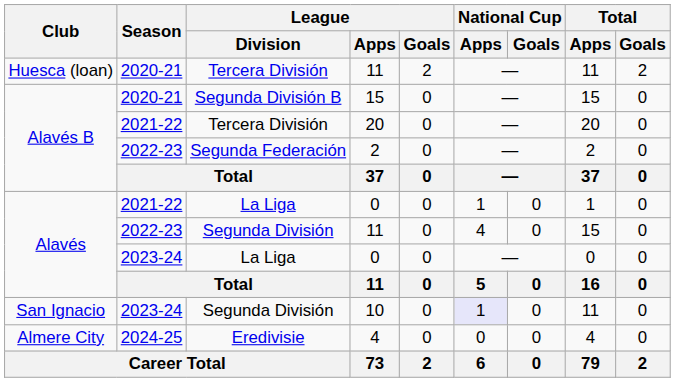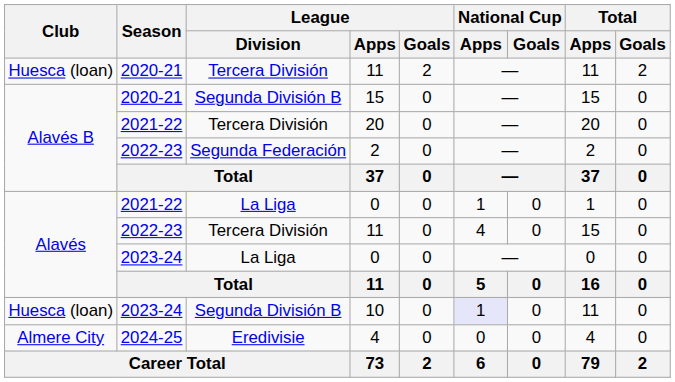(268, 230) Segunda División -> (268, 230) Tercera División
(61, 310) San Ignacio -> (61, 310) Huesca (loan)
(268, 310) Segunda División -> (268, 310) Segunda División B
